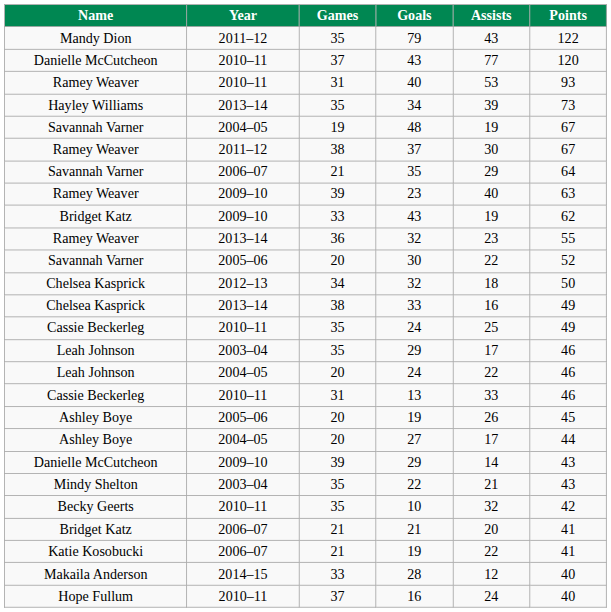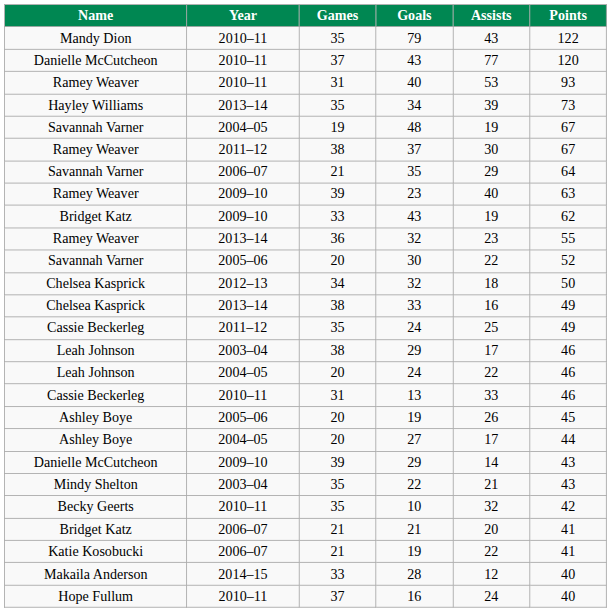(243, 37) 2011–12 -> (243, 37) 2010–11
(243, 328) 2010–11 -> (243, 328) 2011–12
(337, 350) 35 -> (337, 350) 38
